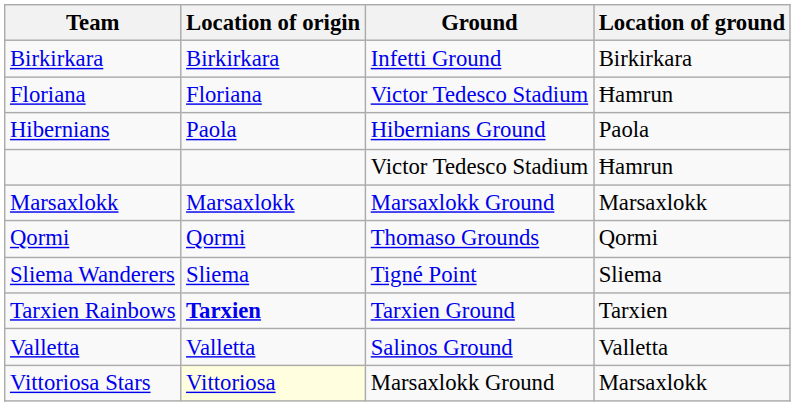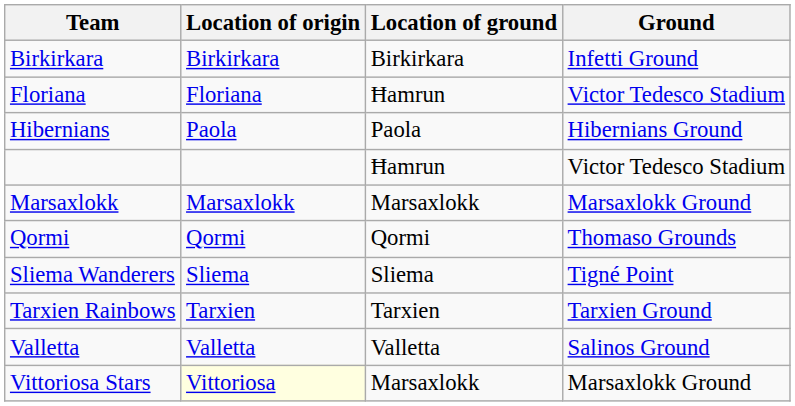columns swapped: (479, 22) <-> (692, 22)
(224, 310) bold -> (221, 310) normal
